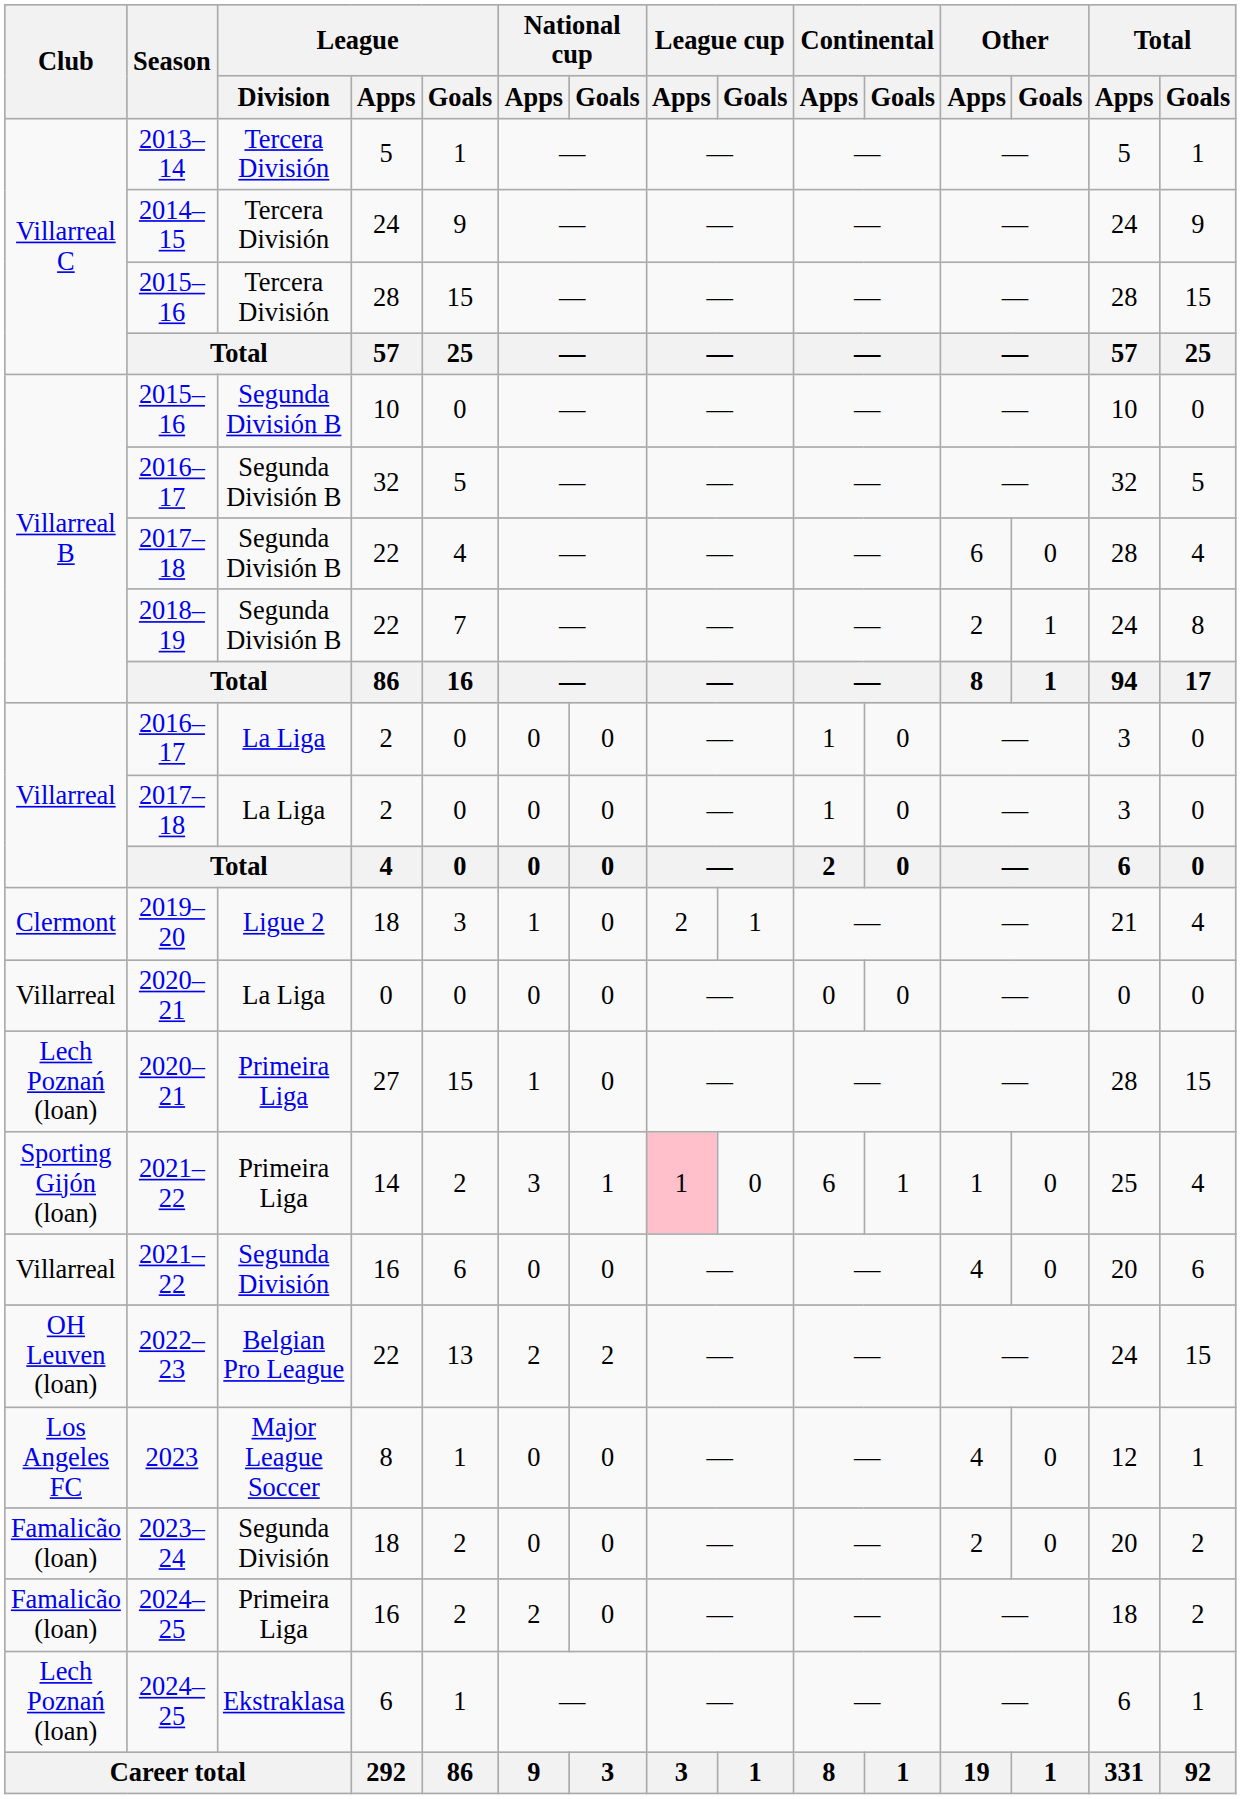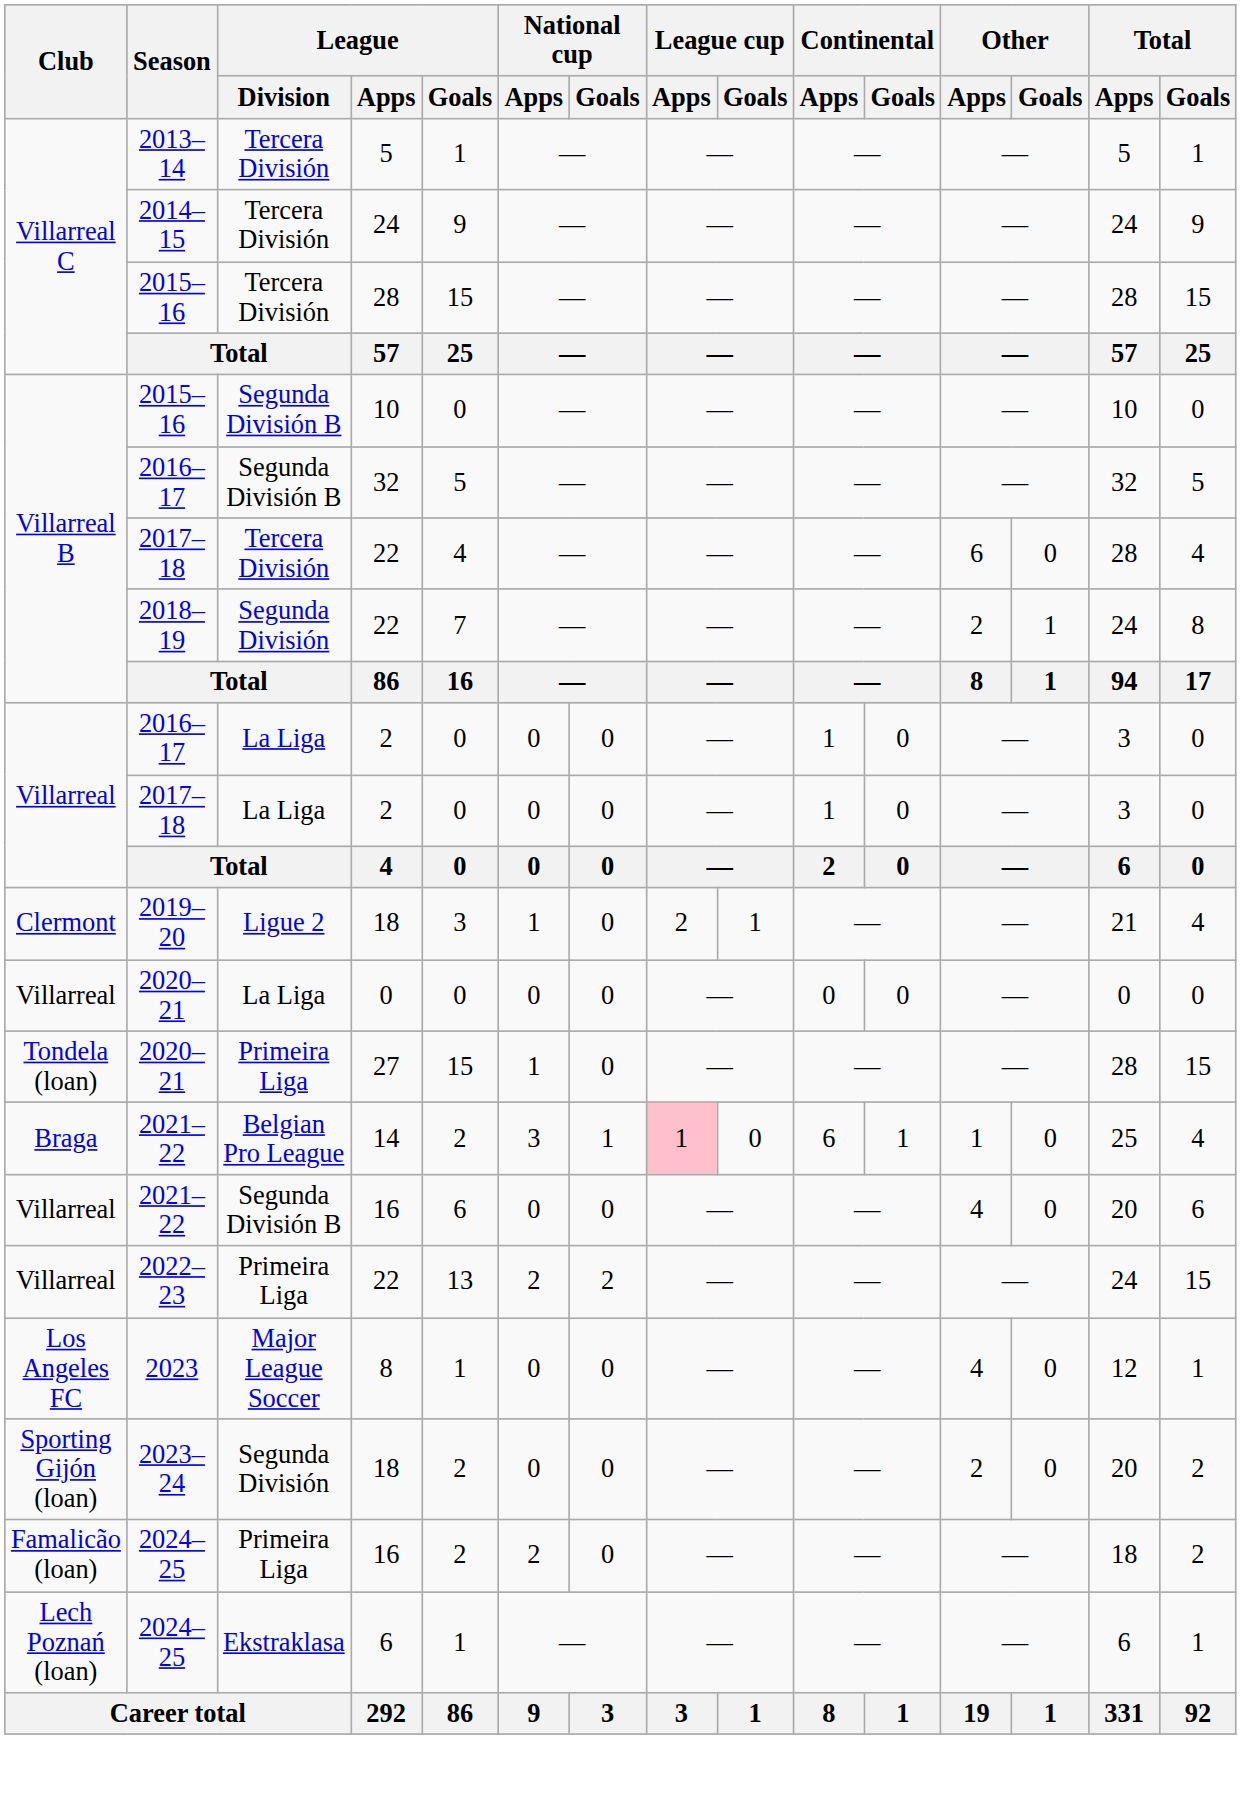(284, 553) Segunda División B -> (284, 553) Tercera División
(284, 625) Segunda División B -> (284, 625) Segunda División
(66, 1081) Lech Poznań (loan) -> (66, 1066) Tondela (loan)
(66, 1182) Sporting Gijón (loan) -> (66, 1138) Braga
(284, 1182) Primeira Liga -> (284, 1138) Belgian Pro League
(284, 1269) Segunda División -> (284, 1209) Segunda División B
(66, 1355) OH Leuven (loan) -> (66, 1281) Villarreal
(284, 1355) Belgian Pro League -> (284, 1281) Primeira Liga
(66, 1543) Famalicão (loan) -> (66, 1468) Sporting Gijón (loan)
